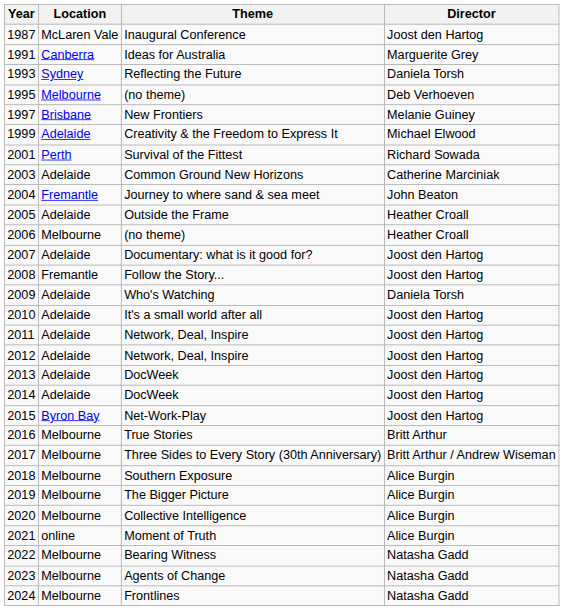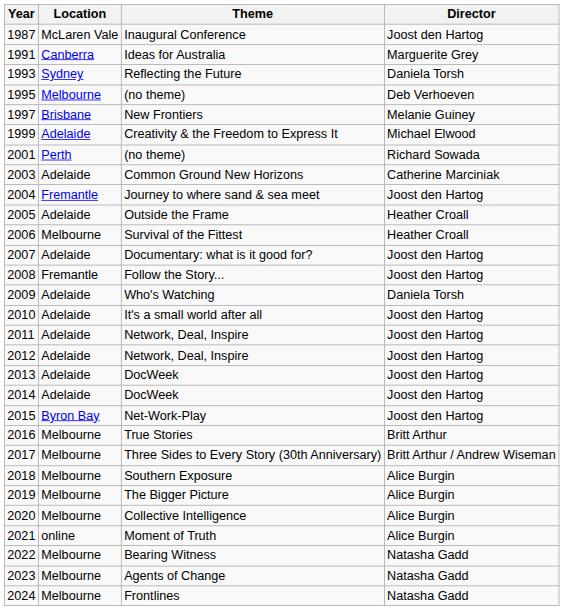(183, 154) Survival of the Fittest -> (155, 154) (no theme)
(423, 194) John Beaton -> (435, 194) Joost den Hartog
(155, 235) (no theme) -> (183, 235) Survival of the Fittest
